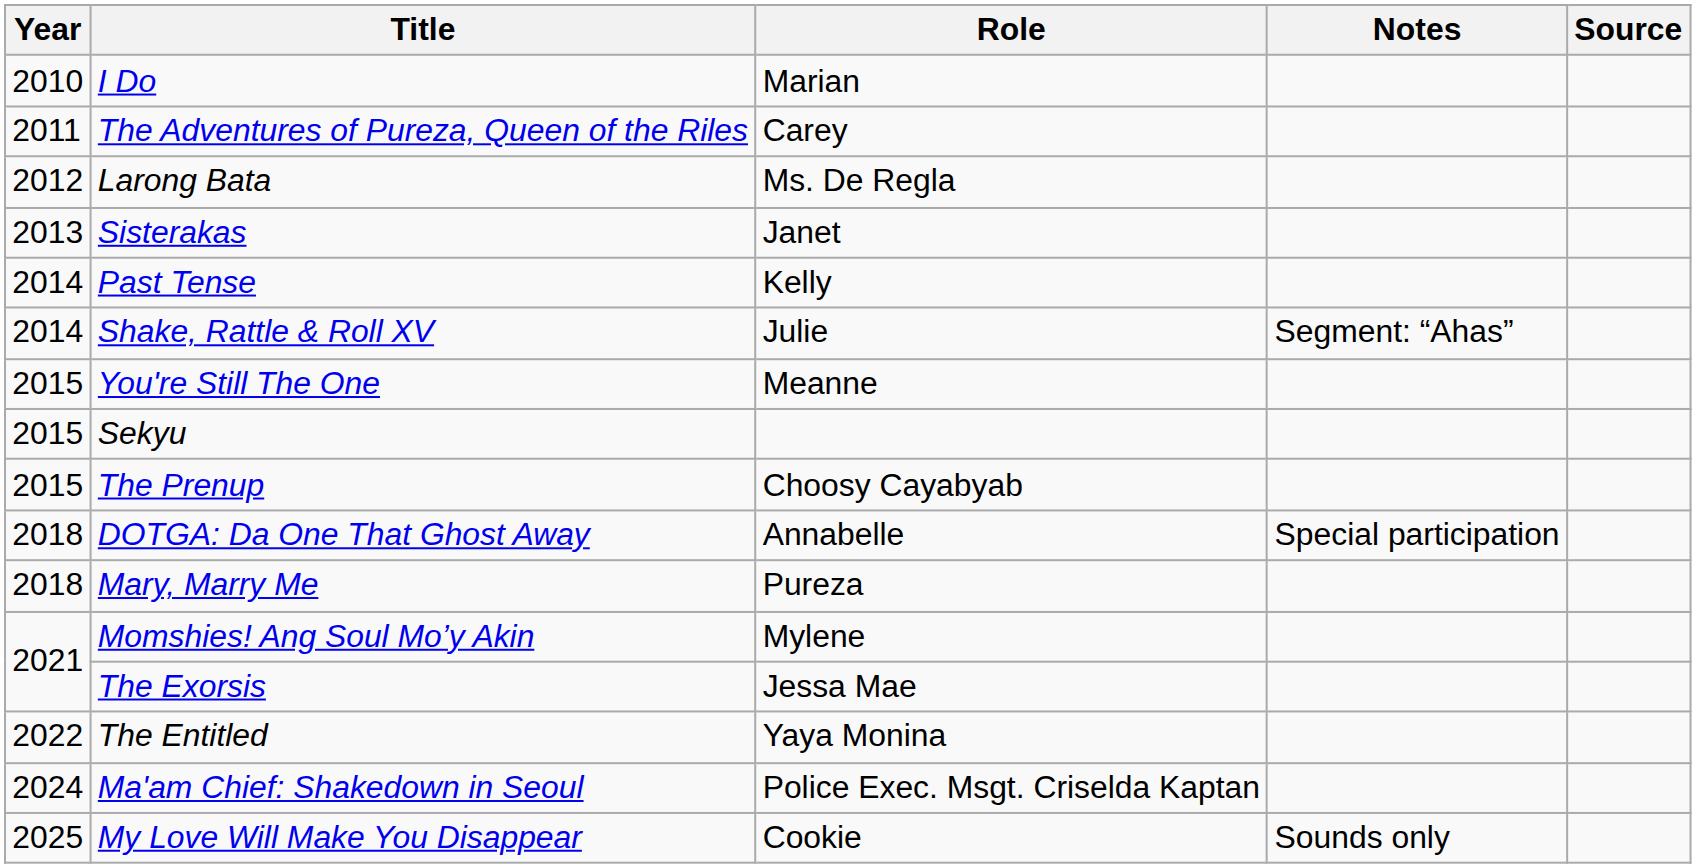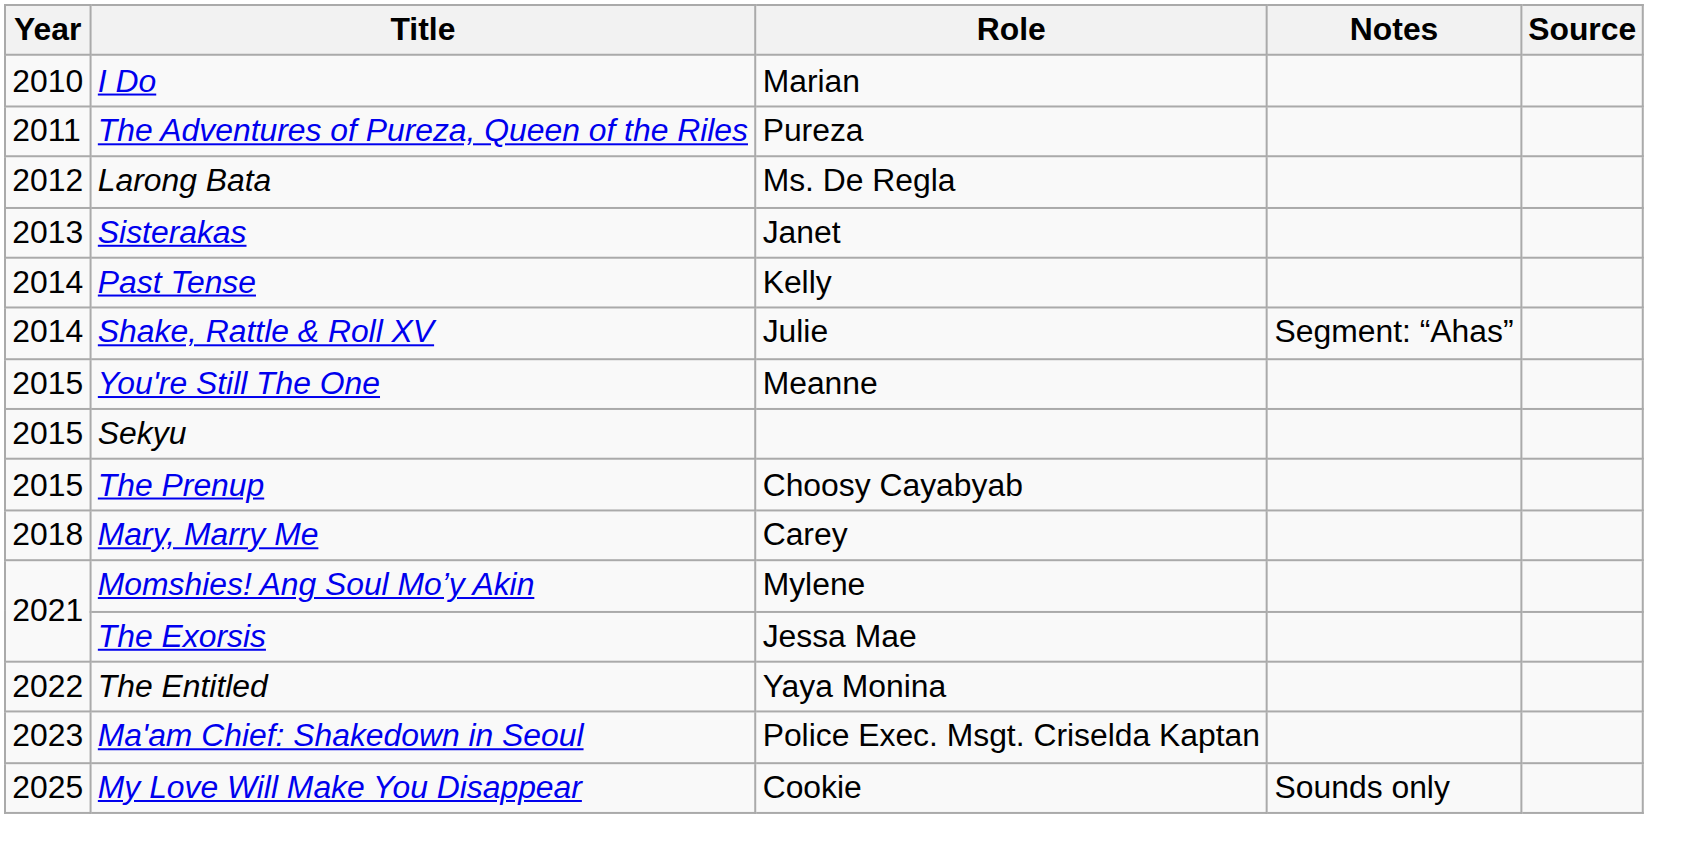(805, 130) Carey -> (813, 130) Pureza
- row: (344, 534)
(813, 585) Pureza -> (805, 534) Carey
(48, 787) 2024 -> (48, 736) 2023
